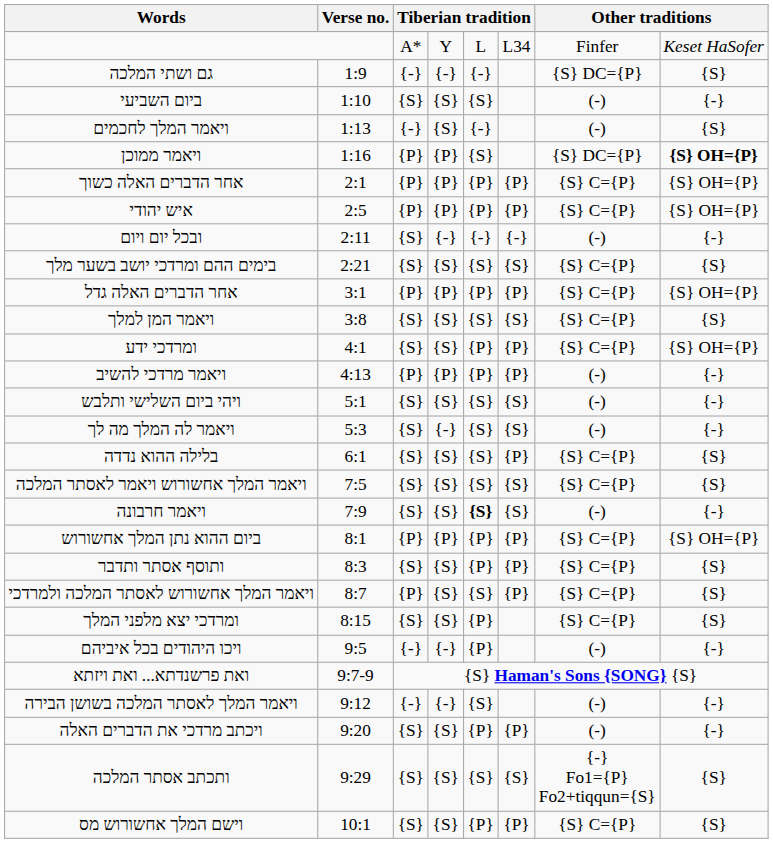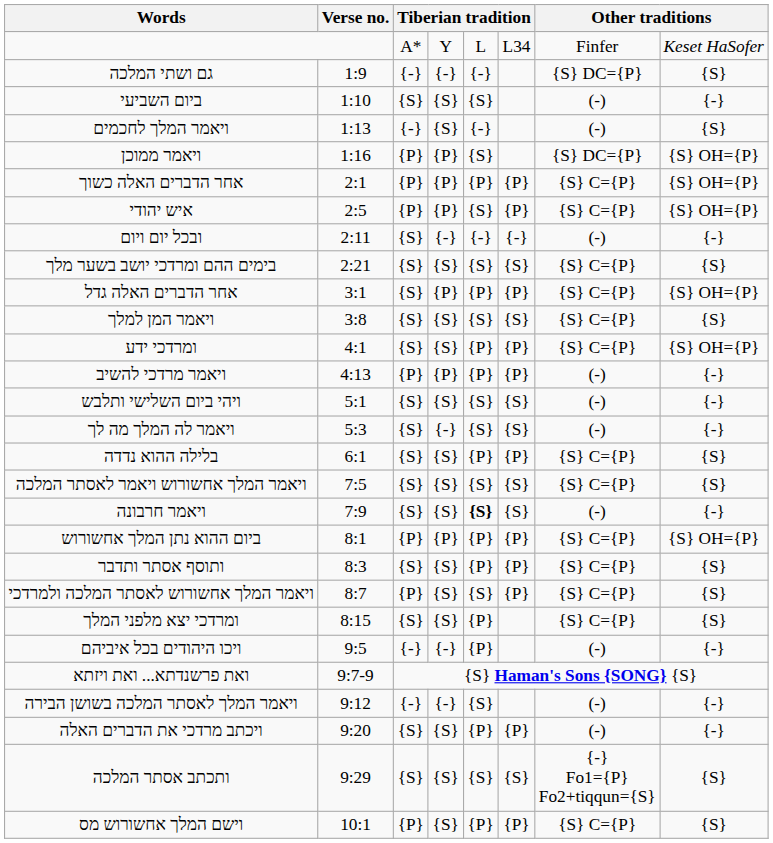(714, 155) bold -> (714, 155) normal
(481, 210) {P} -> (481, 210) {S}
(411, 292) {P} -> (411, 292) {S}
(481, 456) {S} -> (481, 456) {P}
(411, 824) {S} -> (411, 824) {P}
